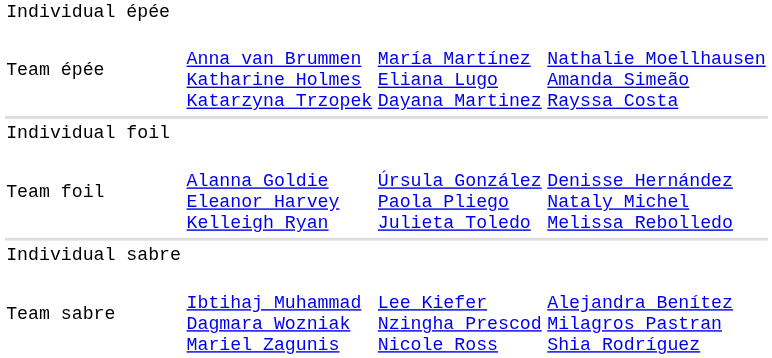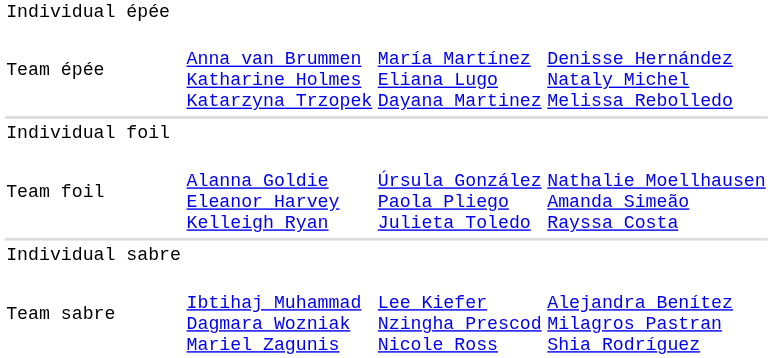(656, 80) Nathalie Moellhausen Amanda Simeão Rayssa Costa -> (640, 80) Denisse Hernández Nataly Michel Melissa Rebolledo
(640, 202) Denisse Hernández Nataly Michel Melissa Rebolledo -> (656, 202) Nathalie Moellhausen Amanda Simeão Rayssa Costa
